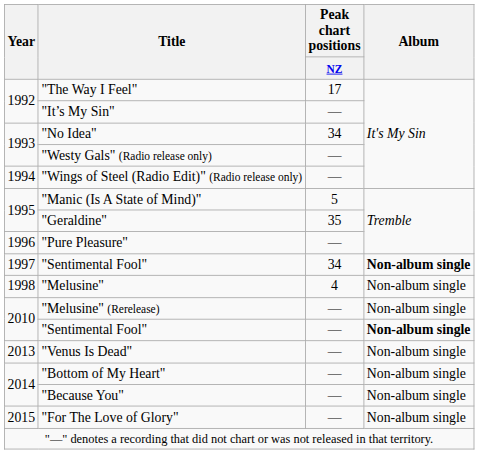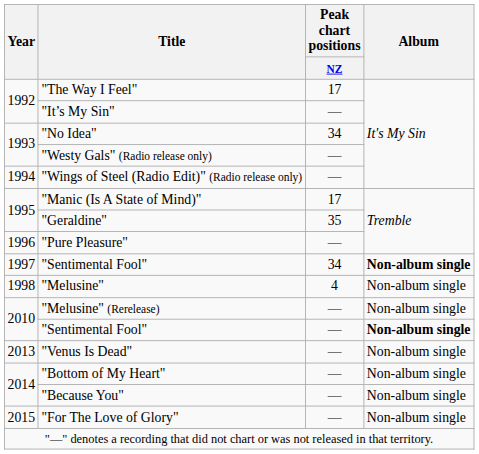(335, 199) 5 -> (335, 199) 17
